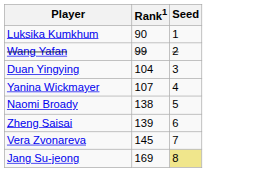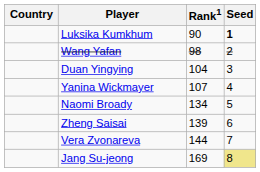+ column: (31, 14)
(175, 34) normal -> (230, 34) bold
(141, 51) 99 -> (195, 51) 98
(144, 105) 138 -> (198, 105) 134
(144, 140) 145 -> (198, 140) 144
